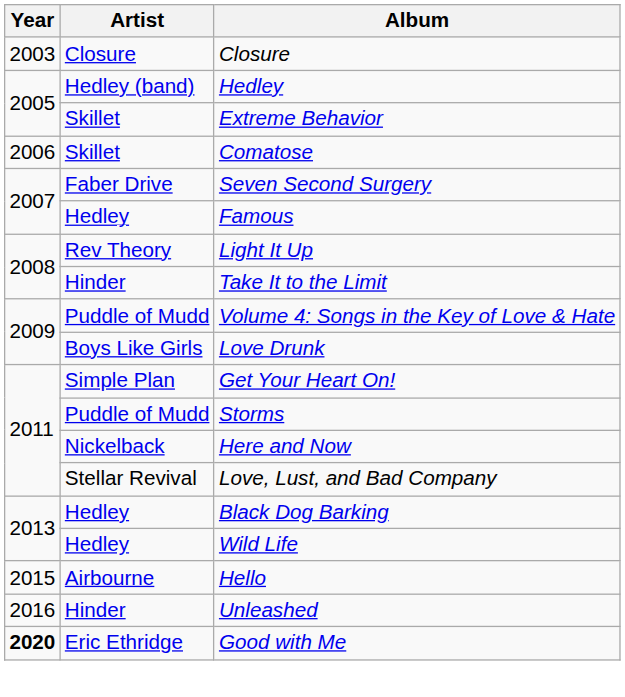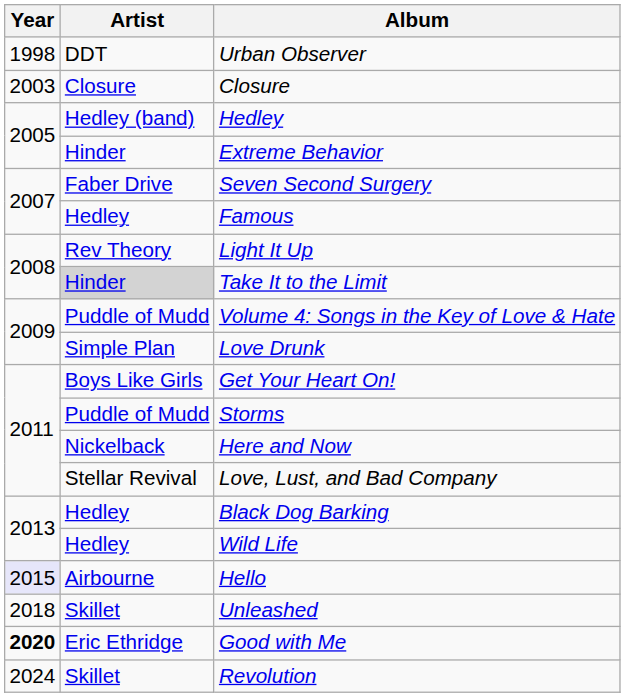+ row: (292, 53)
(92, 119) Skillet -> (95, 151) Hinder
- row: (266, 151)
(95, 282) no background -> (95, 282) lightgrey background
(134, 348) Boys Like Girls -> (120, 348) Simple Plan
(120, 380) Simple Plan -> (134, 380) Boys Like Girls
(32, 577) no background -> (32, 577) lavender background
(32, 610) 2016 -> (32, 610) 2018
(95, 610) Hinder -> (92, 610) Skillet
+ row: (268, 675)
